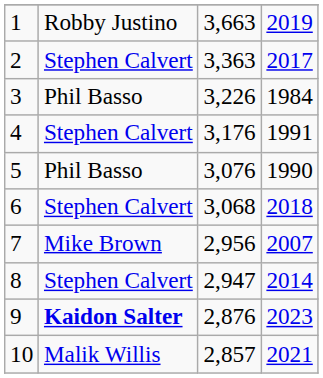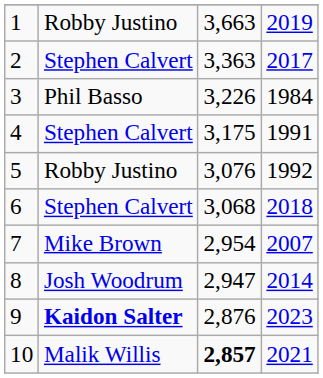(230, 133) 3,176 -> (230, 133) 3,175
(93, 170) Phil Basso -> (111, 170) Robby Justino
(290, 170) 1990 -> (290, 170) 1992
(230, 243) 2,956 -> (230, 243) 2,954
(118, 280) Stephen Calvert -> (113, 280) Josh Woodrum
(230, 354) normal -> (230, 354) bold
